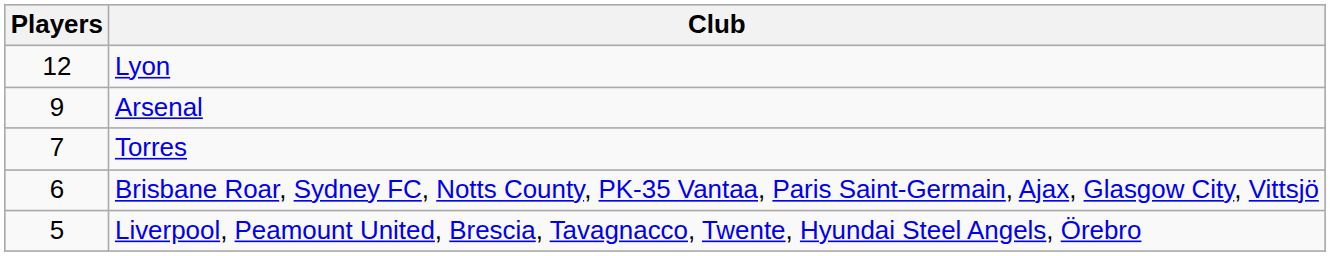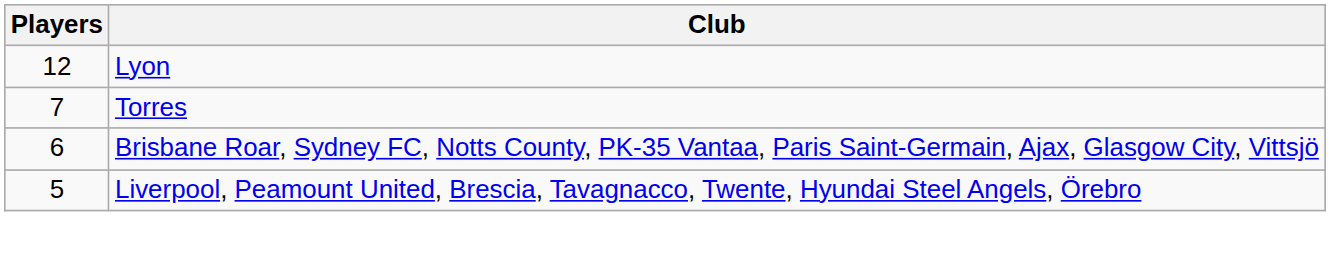- row: (159, 107)
